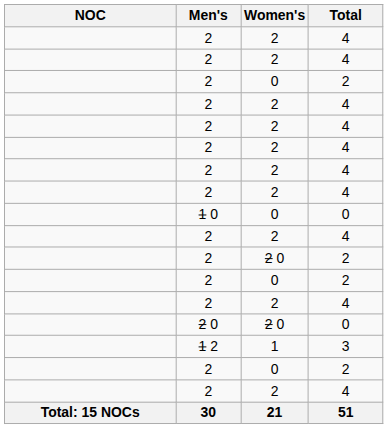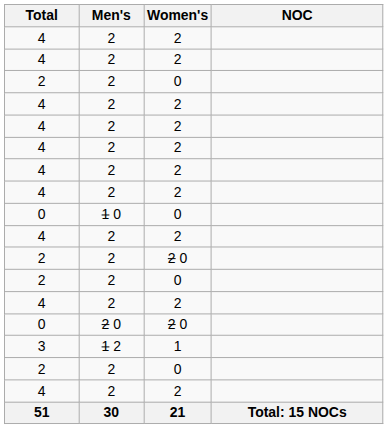columns swapped: (90, 16) <-> (346, 16)
